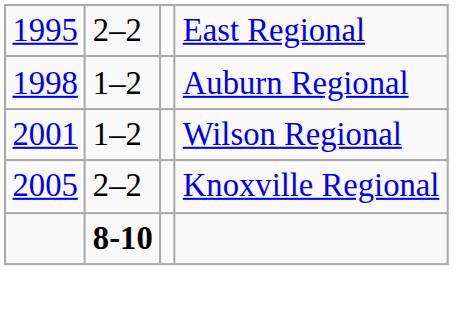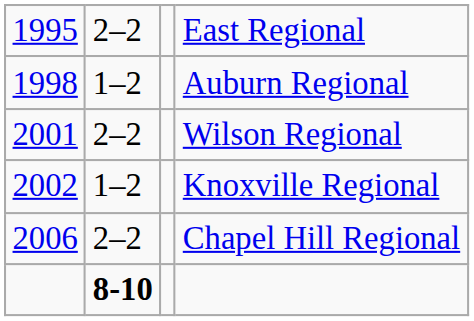(117, 133) 1–2 -> (117, 133) 2–2
(45, 185) 2005 -> (45, 185) 2002
(117, 185) 2–2 -> (117, 185) 1–2
+ row: (321, 237)
